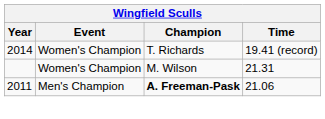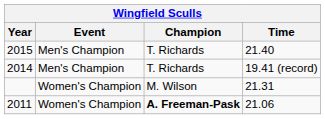+ row: (20, 50)
(90, 50) Women's Champion -> (81, 68) Men's Champion
(81, 86) Men's Champion -> (90, 104) Women's Champion
